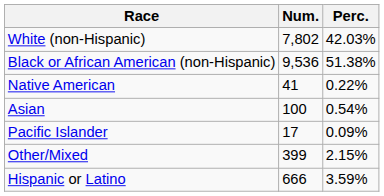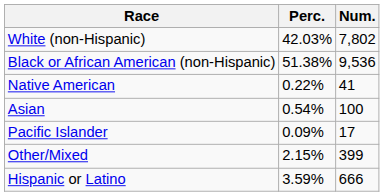columns swapped: (301, 16) <-> (351, 16)
